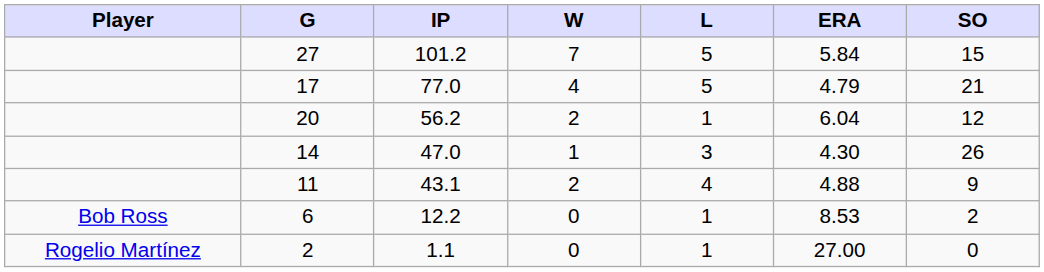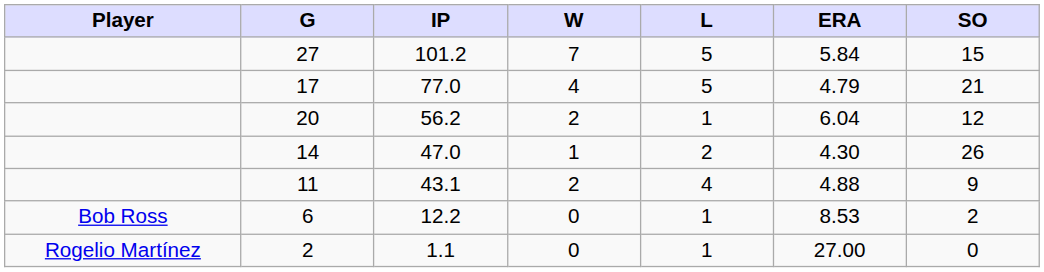(707, 151) 3 -> (707, 151) 2
